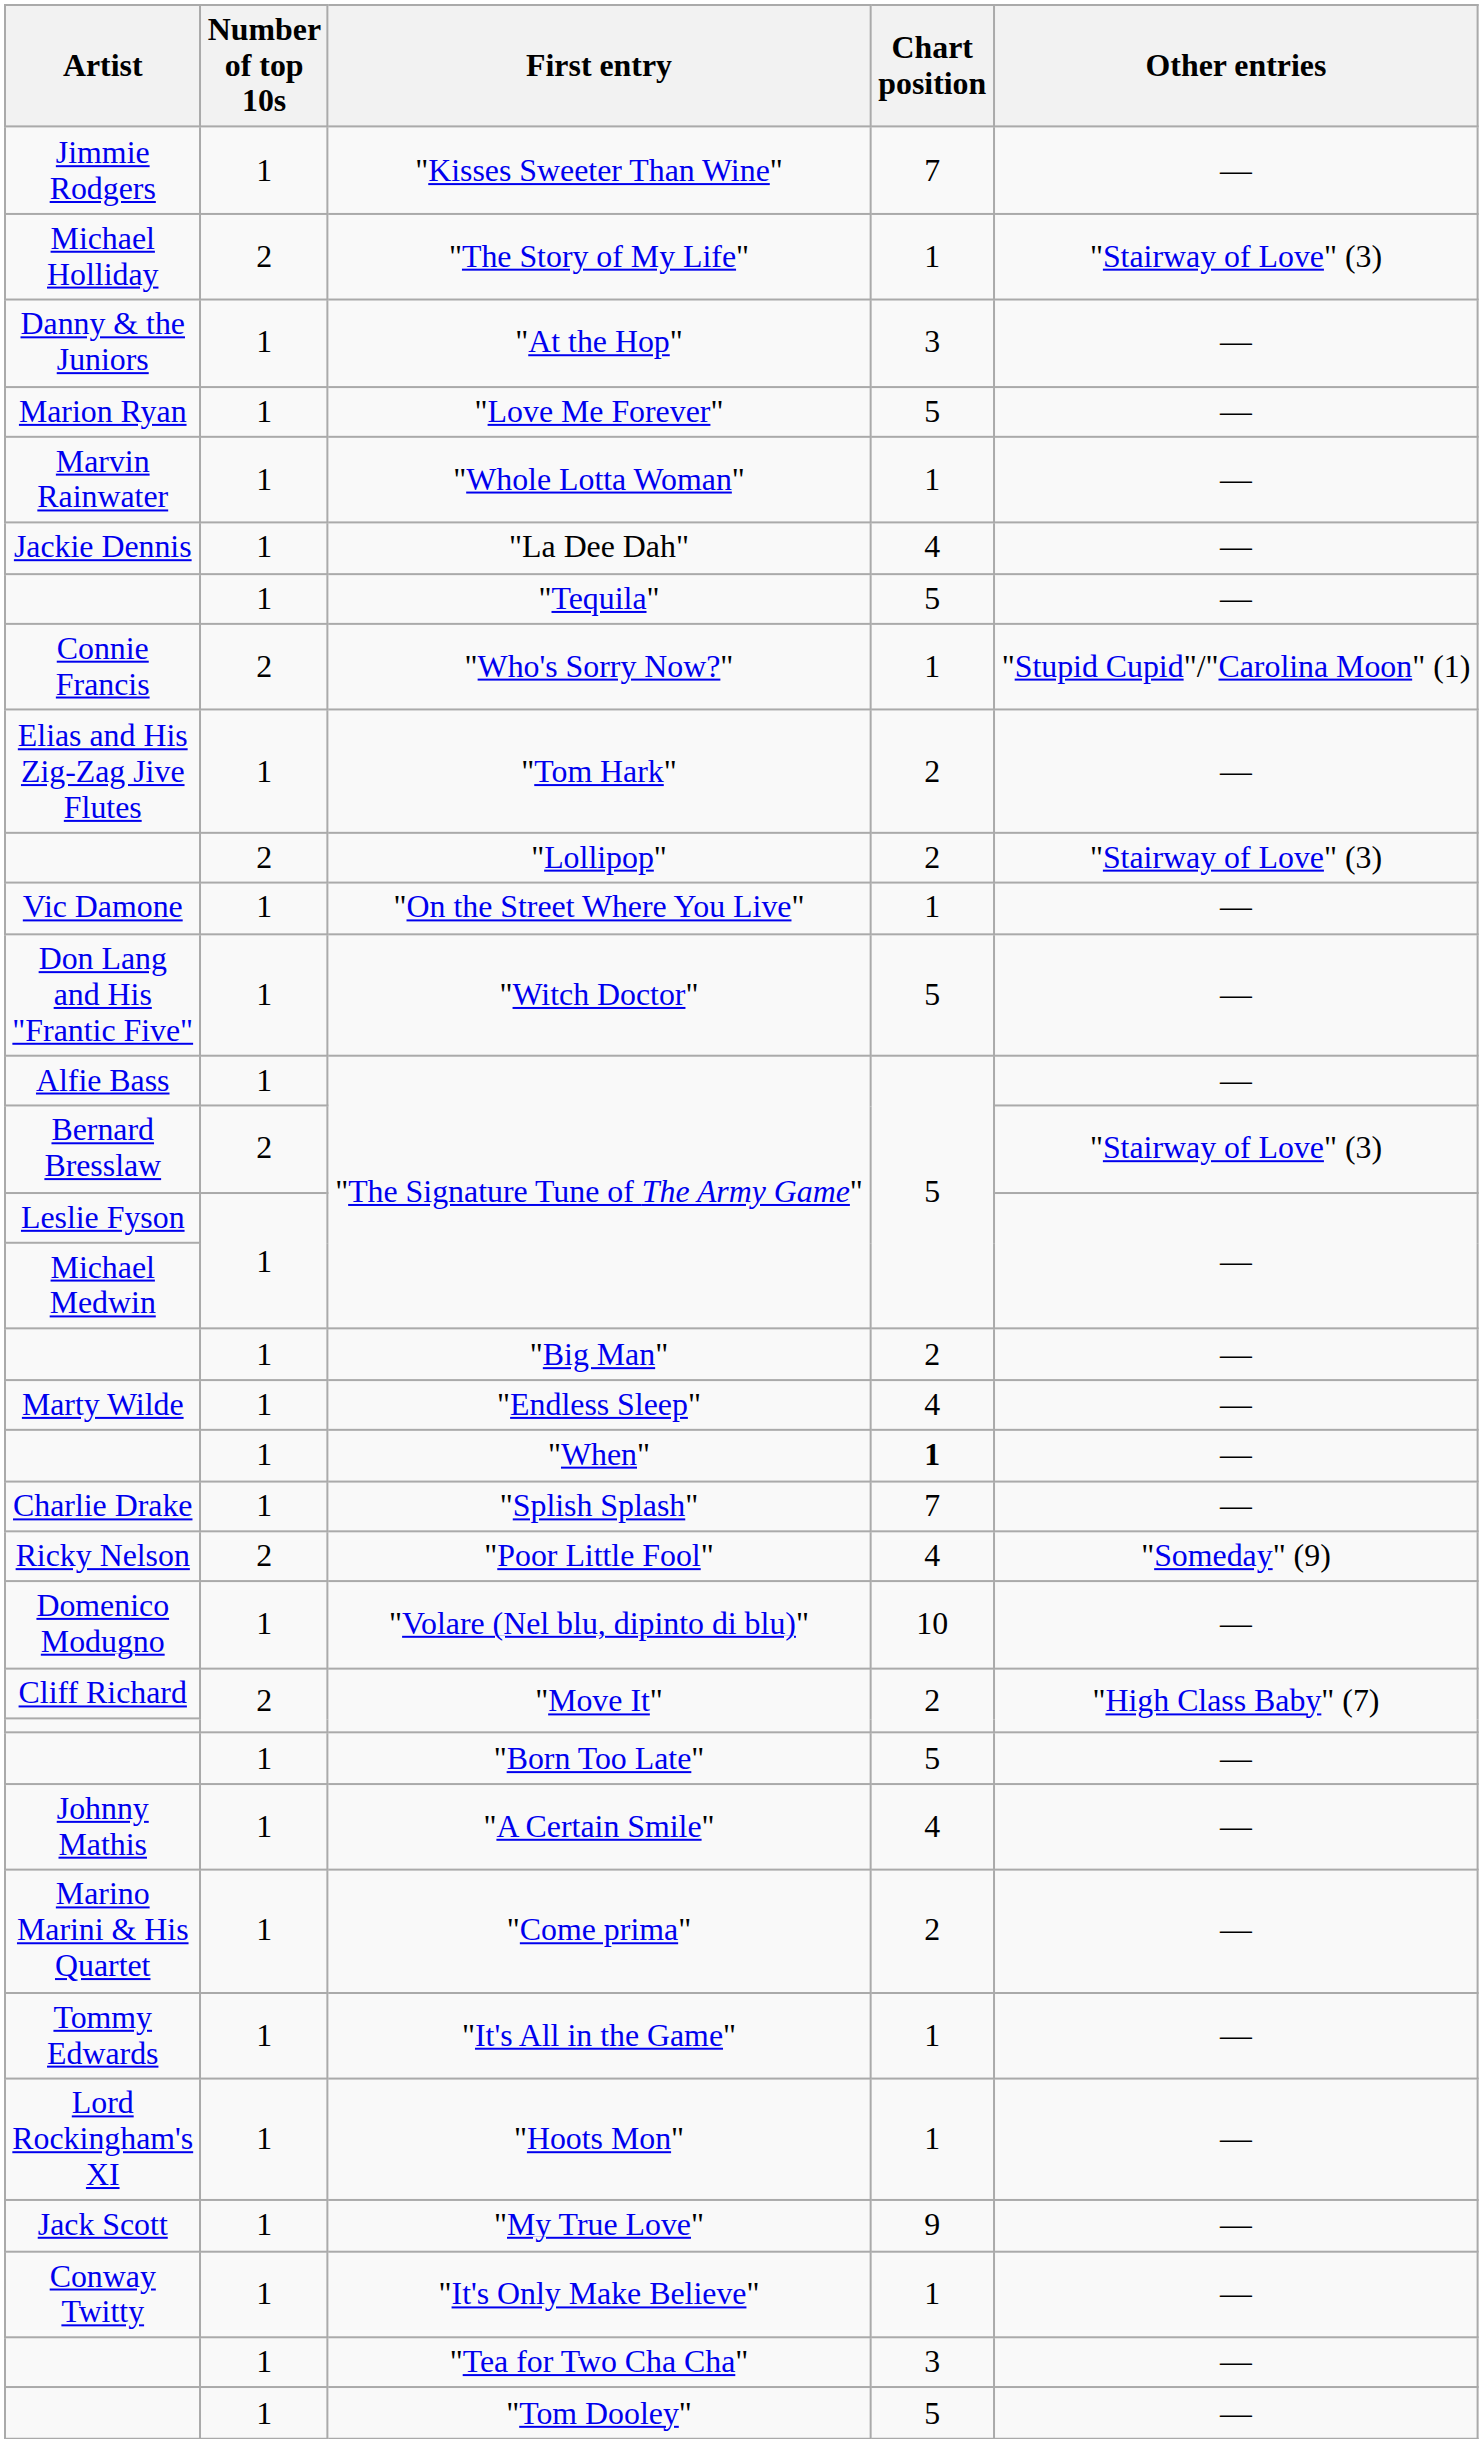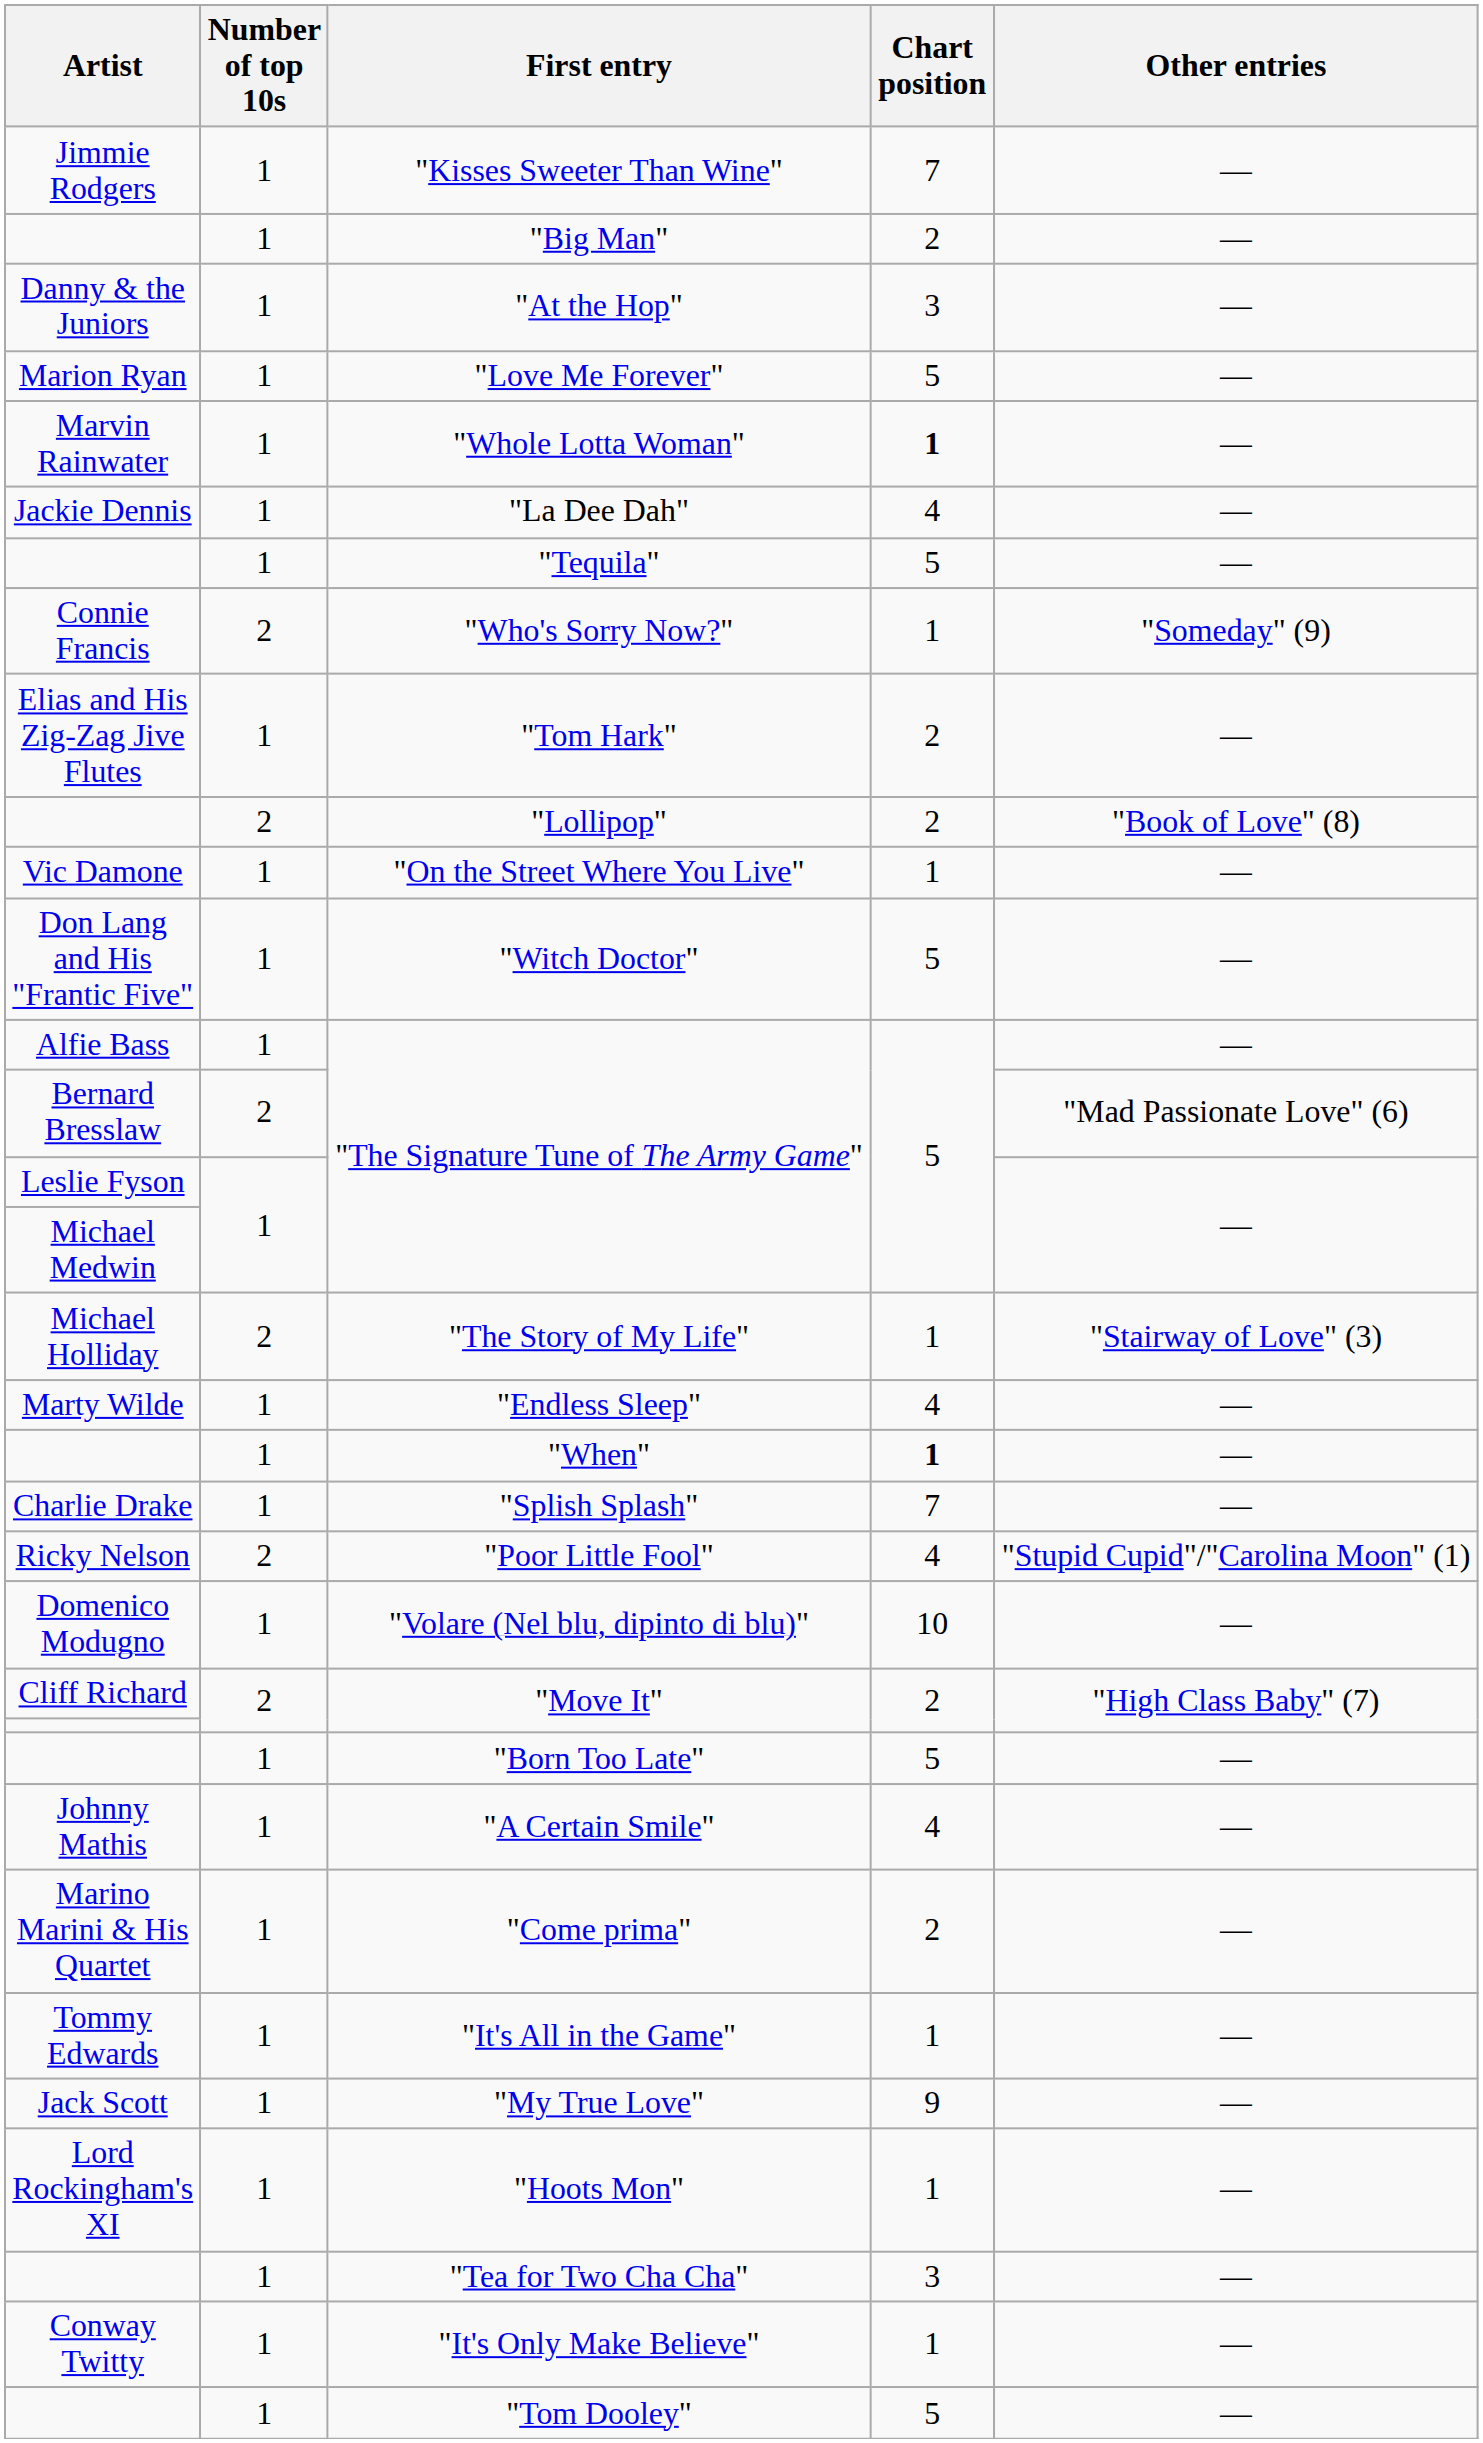rows swapped: (103, 256) <-> (103, 1354)
(932, 479) normal -> (932, 443) bold
(1236, 666) "Stupid Cupid"/"Carolina Moon" (1) -> (1236, 630) "Someday" (9)
(1236, 857) "Stairway of Love" (3) -> (1236, 821) "Book of Love" (8)
(1236, 1148) "Stairway of Love" (3) -> (1236, 1112) "Mad Passionate Love" (6)
(1236, 1555) "Someday" (9) -> (1236, 1555) "Stupid Cupid"/"Carolina Moon" (1)
rows swapped: (103, 2138) <-> (103, 2225)
rows swapped: (103, 2293) <-> (103, 2363)
